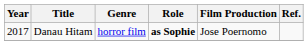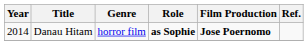(18, 31) 2017 -> (18, 31) 2014
(233, 31) normal -> (235, 31) bold
